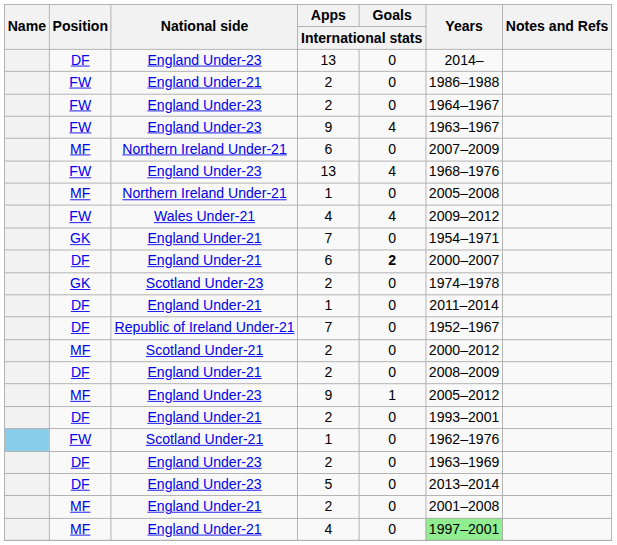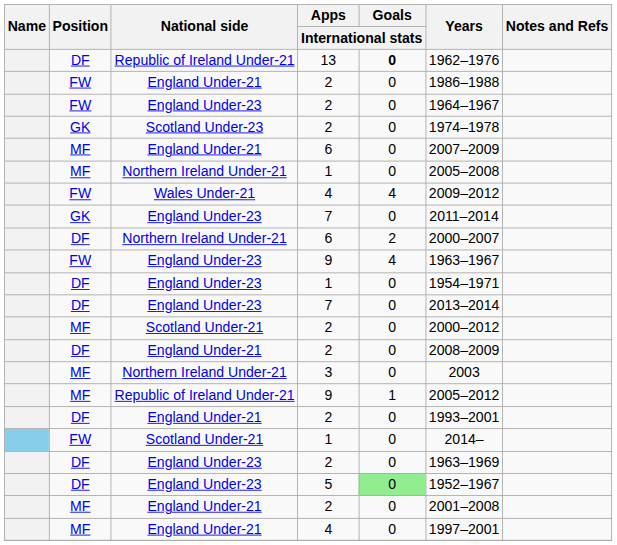(205, 60) England Under-23 -> (205, 60) Republic of Ireland Under-21
(392, 60) normal -> (392, 60) bold
(464, 60) 2014– -> (464, 60) 1962–1976
rows swapped: (80, 283) <-> (80, 127)
(205, 149) Northern Ireland Under-21 -> (205, 149) England Under-21
- row: (80, 171)
(205, 238) England Under-21 -> (205, 216) England Under-23
(464, 238) 1954–1971 -> (464, 216) 2011–2014
(205, 261) England Under-21 -> (205, 238) Northern Ireland Under-21
(392, 261) bold -> (392, 238) normal
(205, 305) England Under-21 -> (205, 283) England Under-23
(464, 305) 2011–2014 -> (464, 283) 1954–1971
(205, 328) Republic of Ireland Under-21 -> (205, 305) England Under-23
(464, 328) 1952–1967 -> (464, 305) 2013–2014
+ row: (80, 372)
(205, 395) England Under-23 -> (205, 395) Republic of Ireland Under-21
(464, 439) 1962–1976 -> (464, 439) 2014–
(392, 484) no background -> (392, 484) lightgreen background
(464, 484) 2013–2014 -> (464, 484) 1952–1967
(464, 529) lightgreen background -> (464, 529) no background
